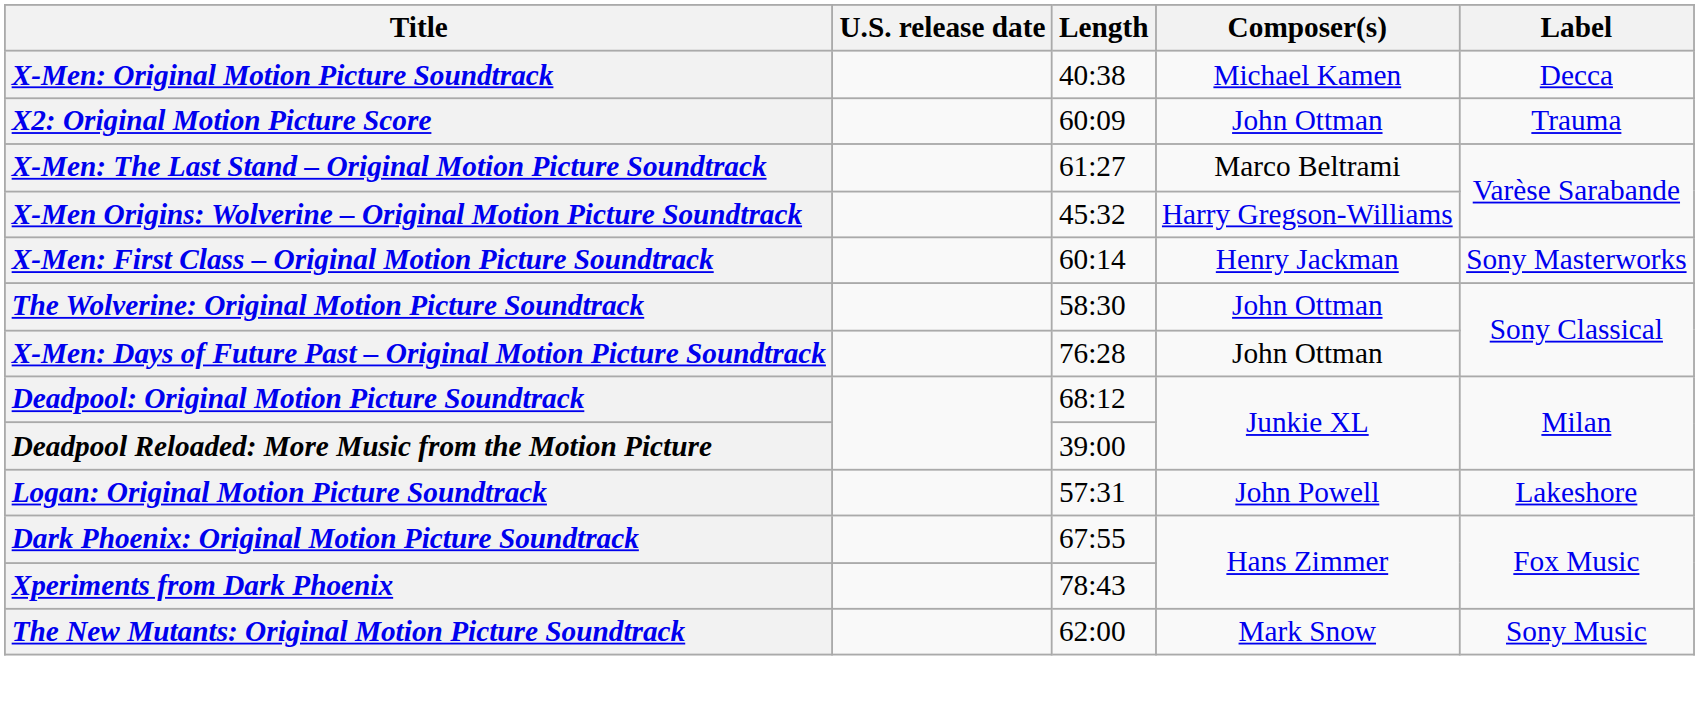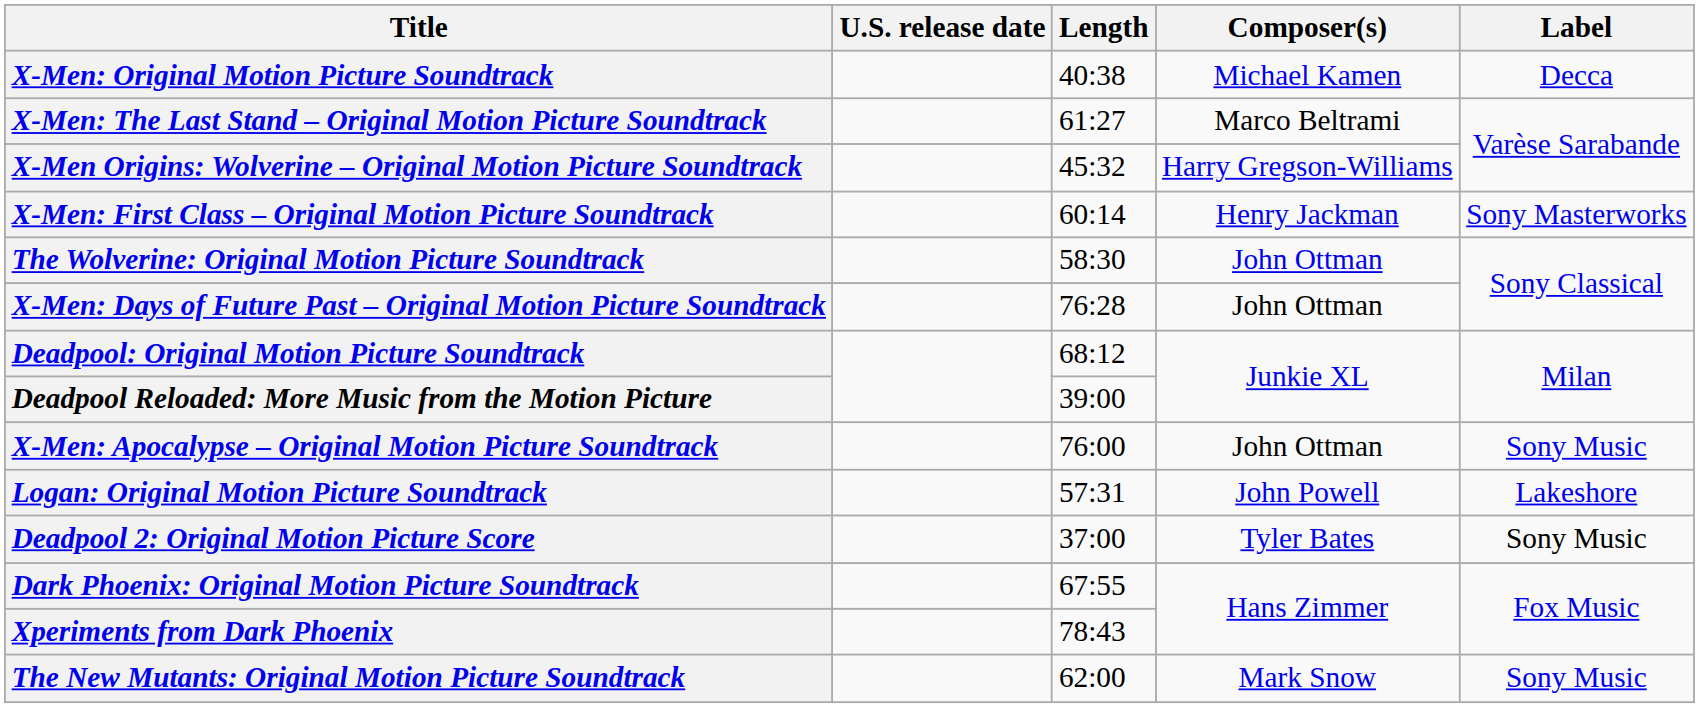- row: (222, 120)
+ row: (365, 445)
+ row: (273, 538)
